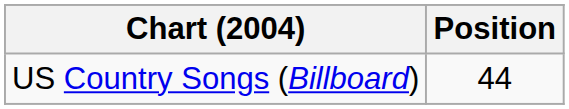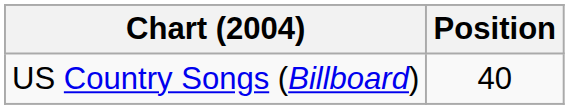(495, 78) 44 -> (495, 78) 40
